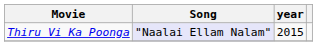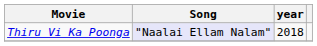(290, 32) 2015 -> (290, 32) 2018
